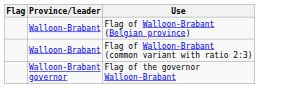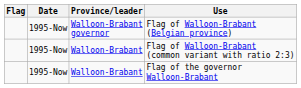+ column: (48, 11)
(65, 28) Walloon-Brabant -> (107, 28) Walloon-Brabant governor
(65, 72) Walloon-Brabant governor -> (107, 72) Walloon-Brabant
